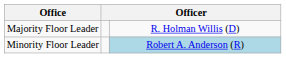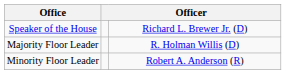+ row: (53, 28)
(195, 45) lightblue background -> (195, 61) no background
